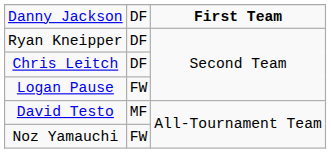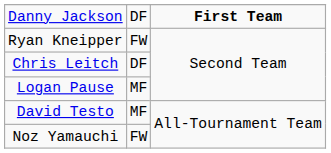(138, 40) DF -> (138, 40) FW
(138, 88) FW -> (138, 88) MF
